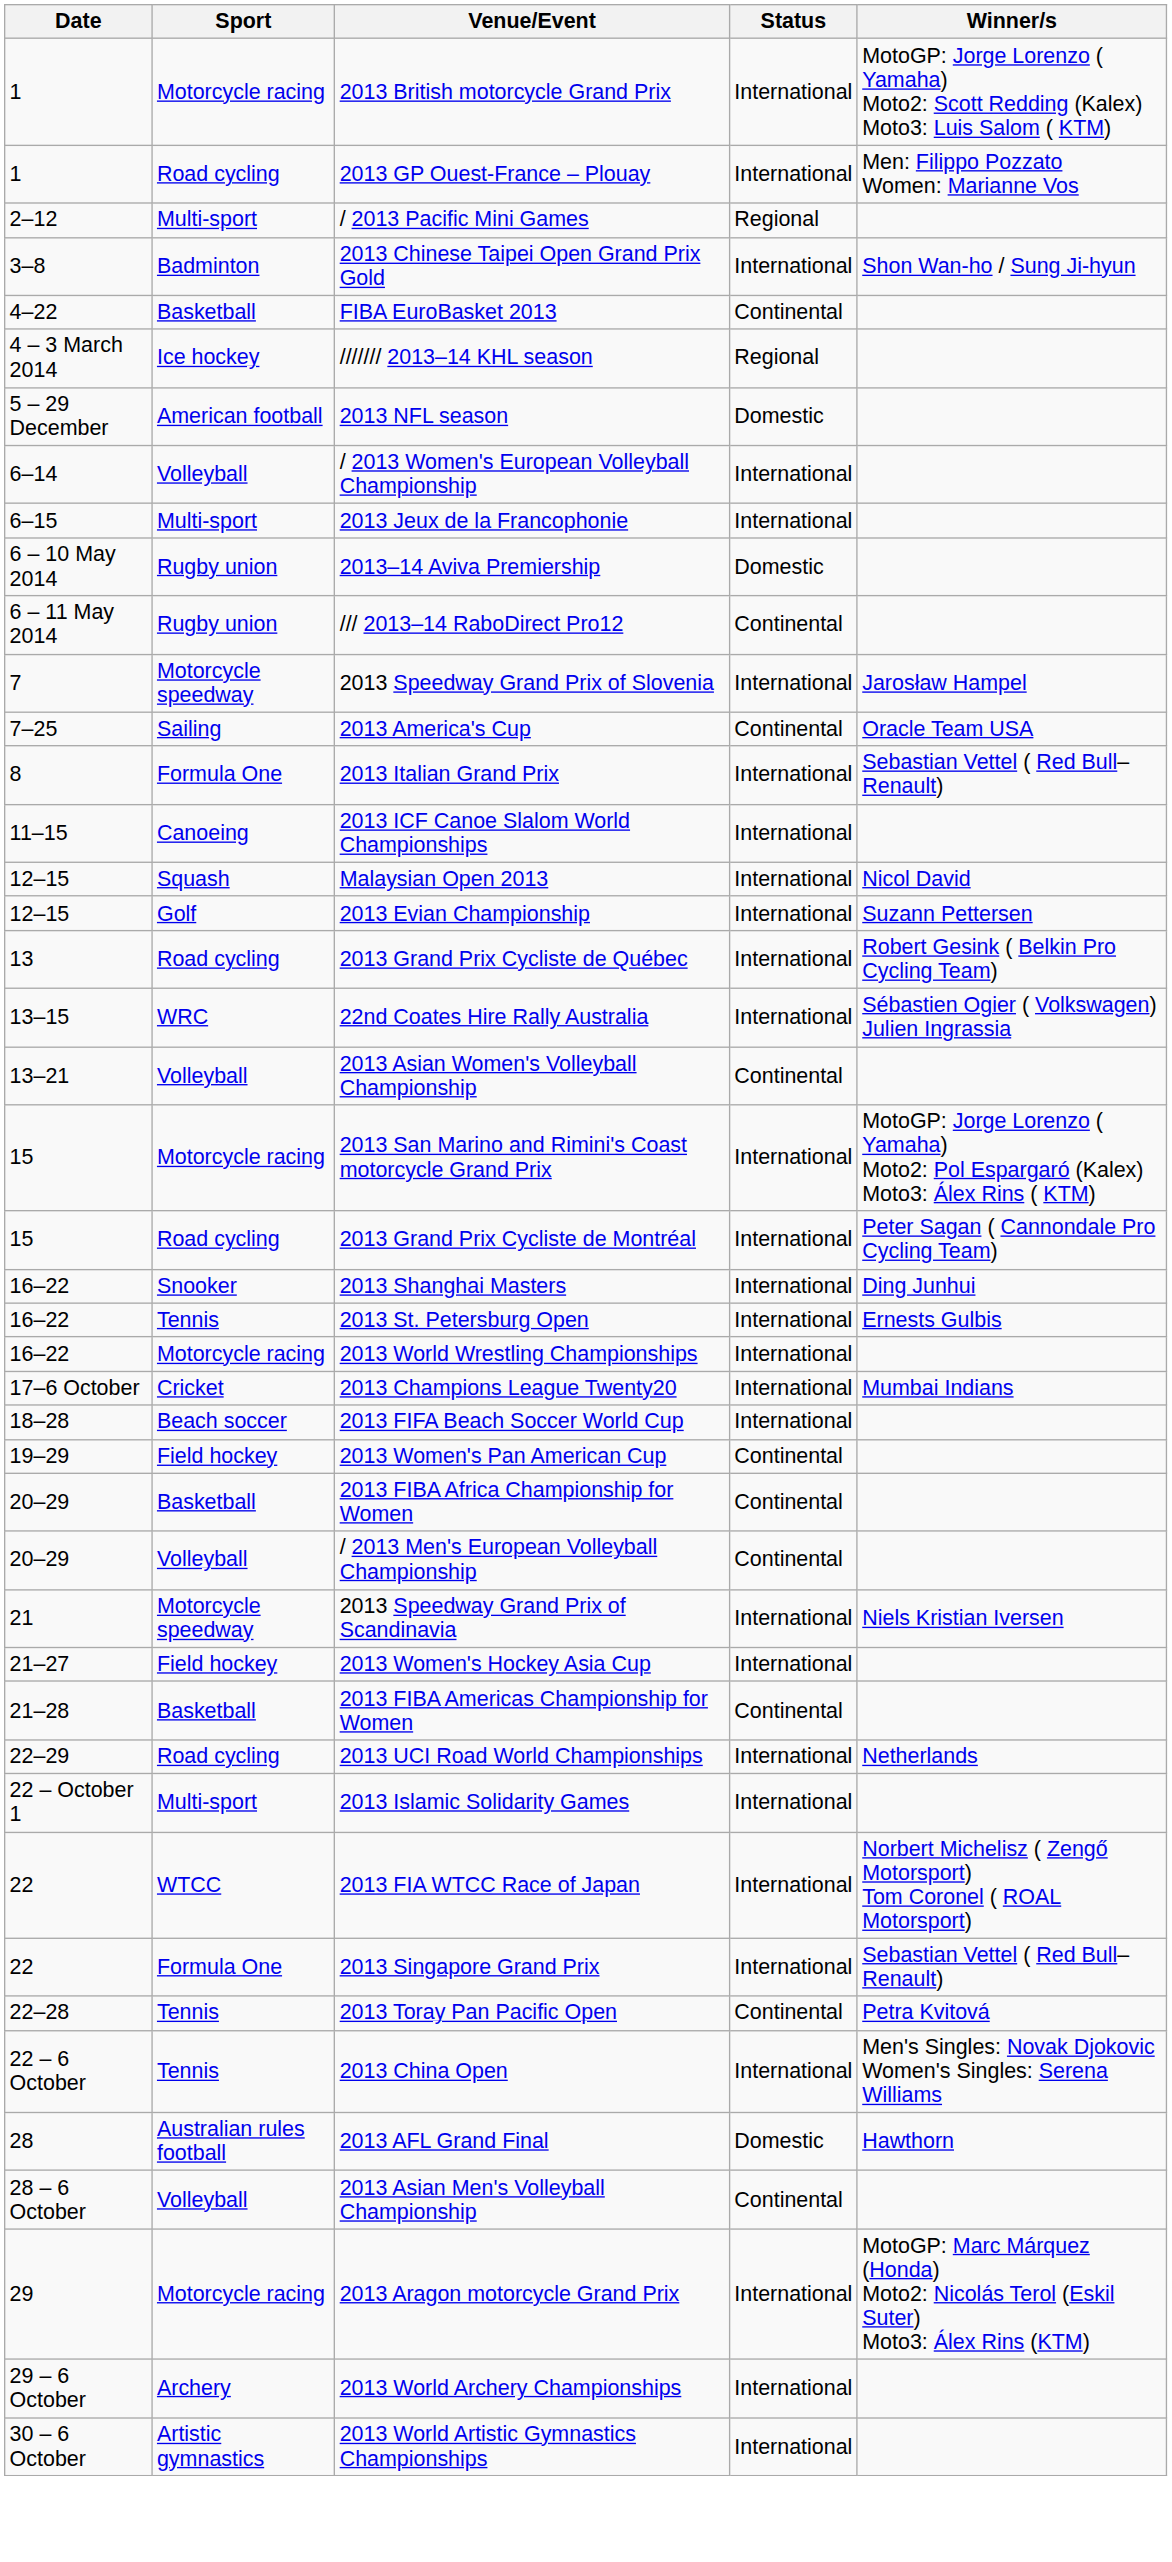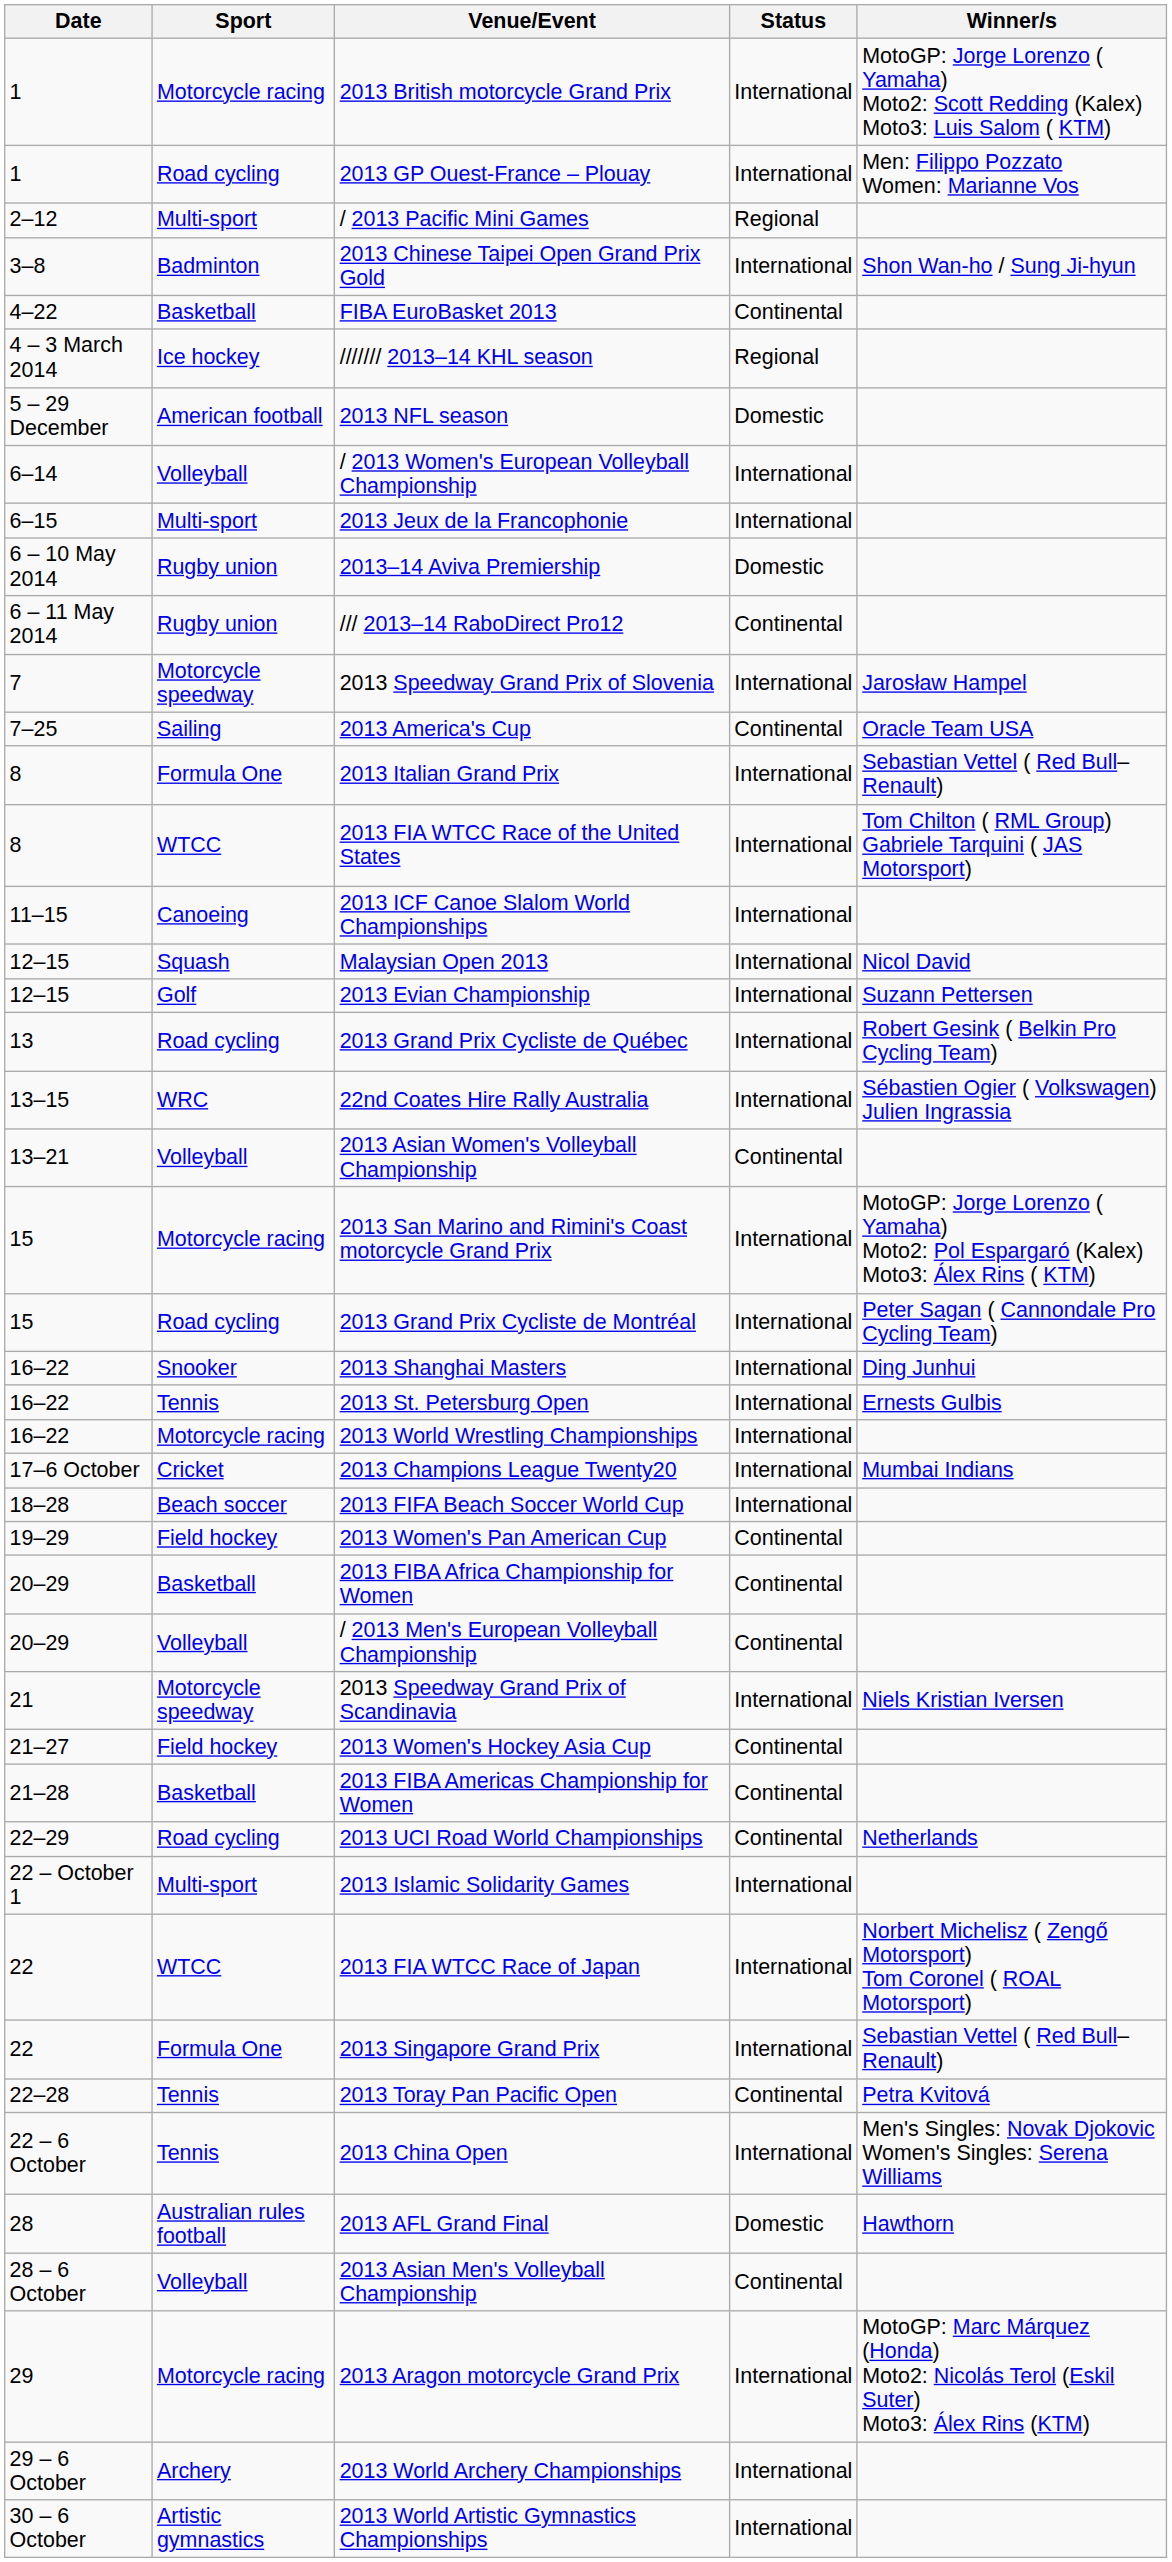+ row: (509, 845)
(793, 1664) International -> (789, 1746) Continental
(793, 1756) International -> (789, 1838) Continental
